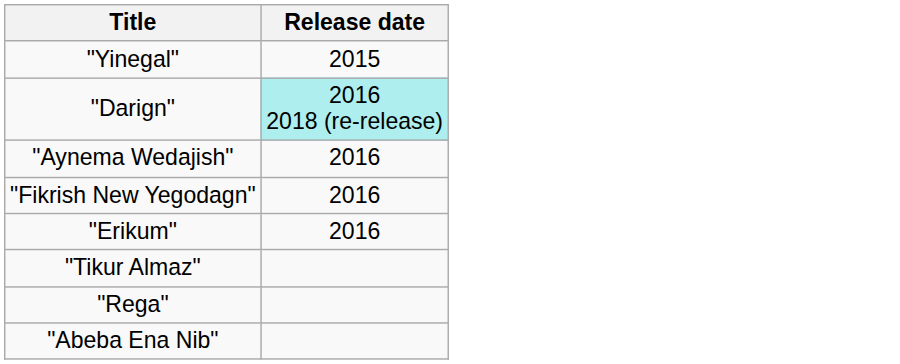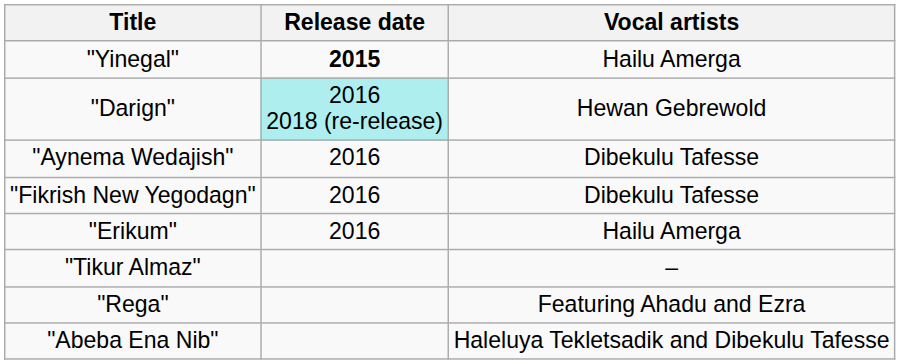+ column: (672, 22)
(355, 59) normal -> (355, 59) bold
